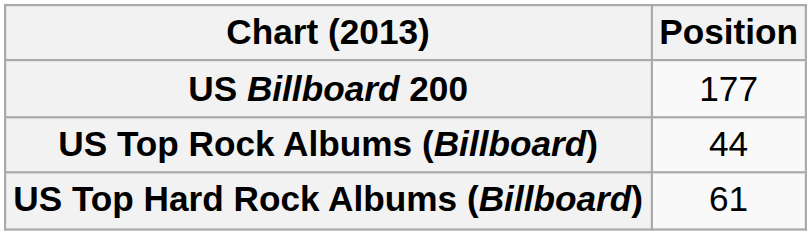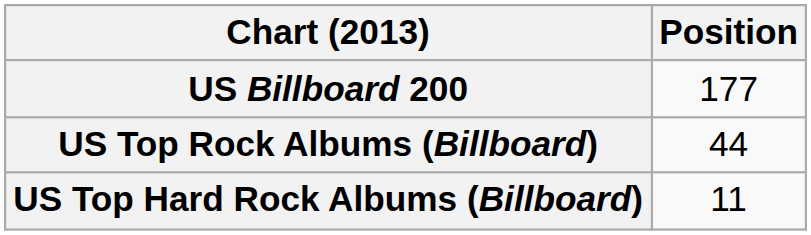(729, 199) 61 -> (729, 199) 11
